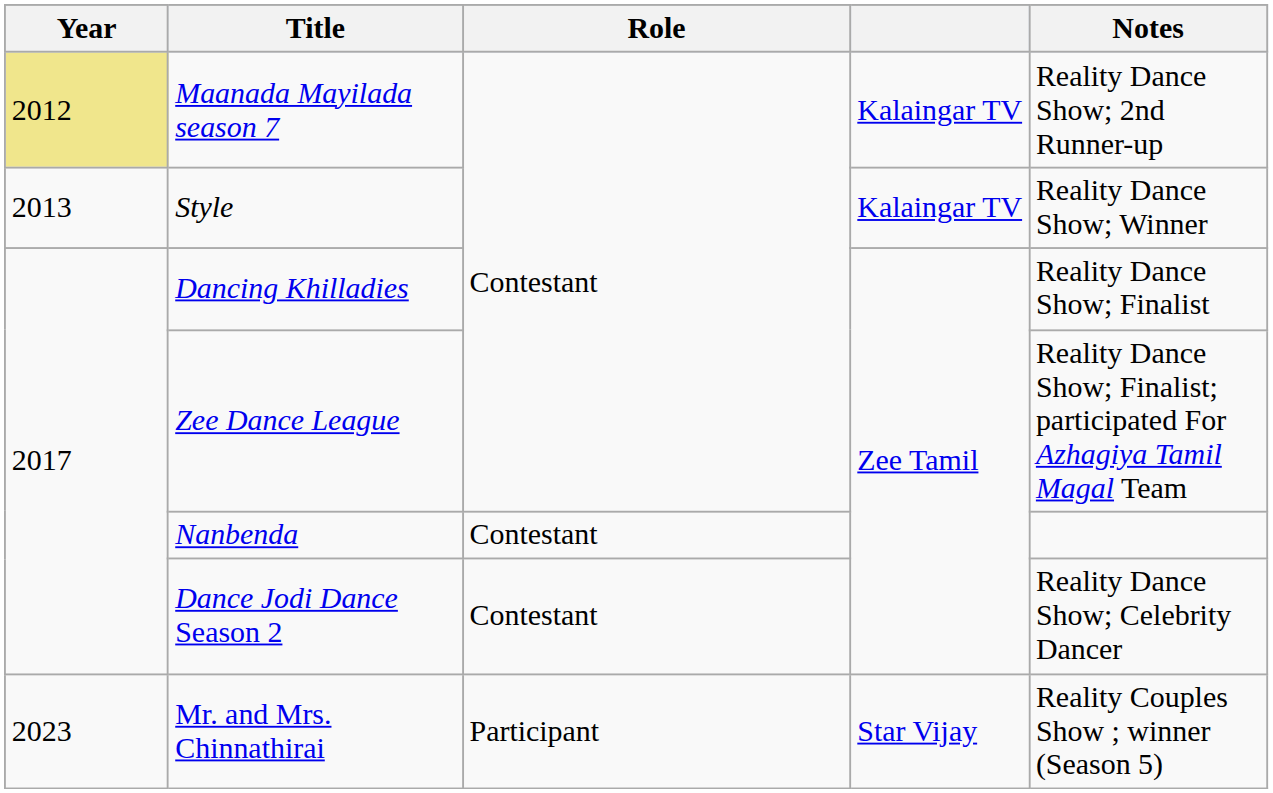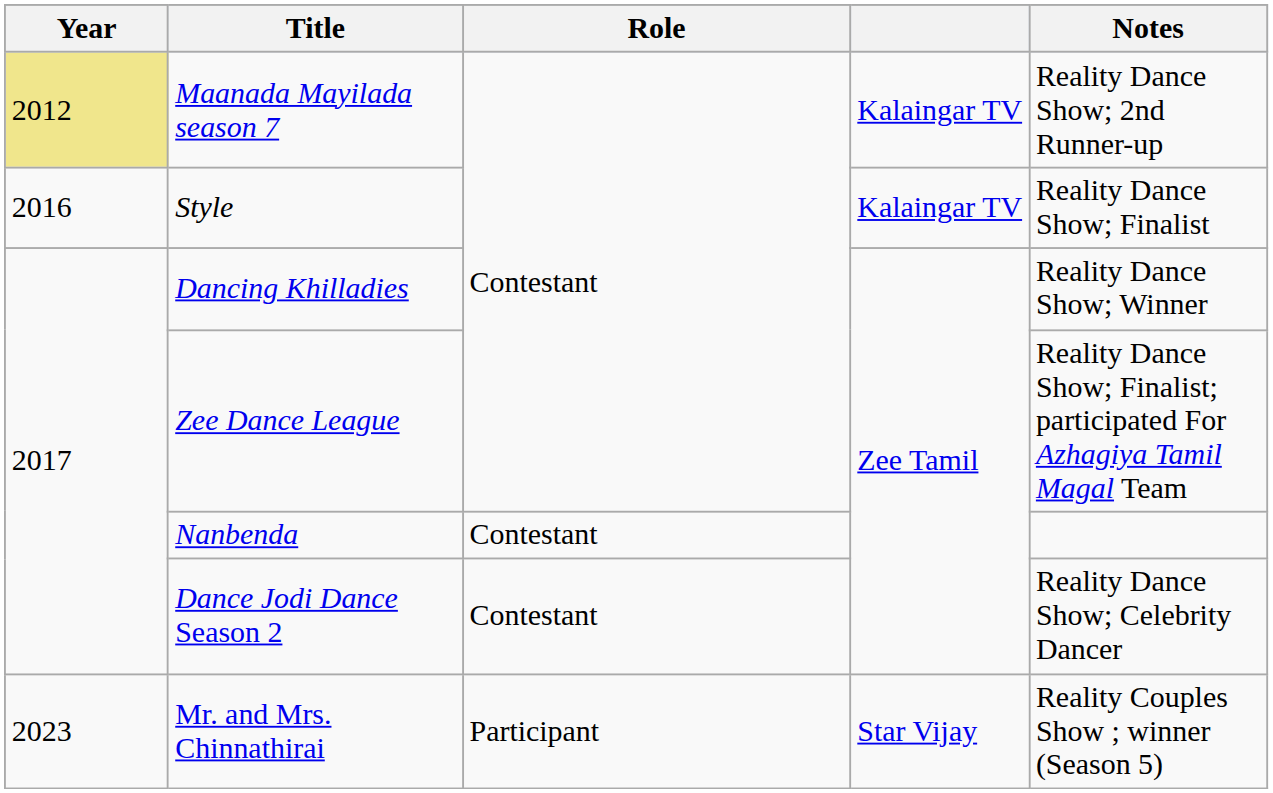(42, 207) 2013 -> (42, 207) 2016
(1122, 207) Reality Dance Show; Winner -> (1123, 207) Reality Dance Show; Finalist
(1123, 288) Reality Dance Show; Finalist -> (1122, 288) Reality Dance Show; Winner
